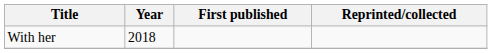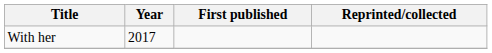(142, 37) 2018 -> (142, 37) 2017
